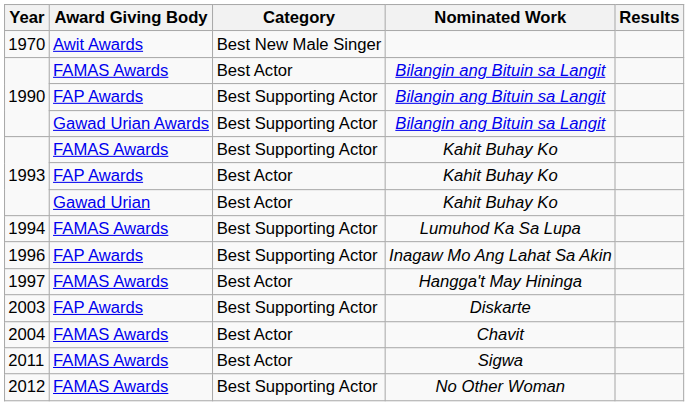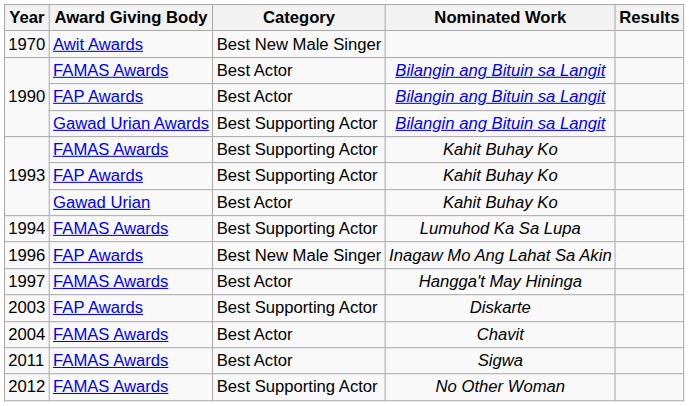(297, 96) Best Supporting Actor -> (255, 96) Best Actor
(255, 176) Best Actor -> (297, 176) Best Supporting Actor
(297, 255) Best Supporting Actor -> (299, 255) Best New Male Singer
